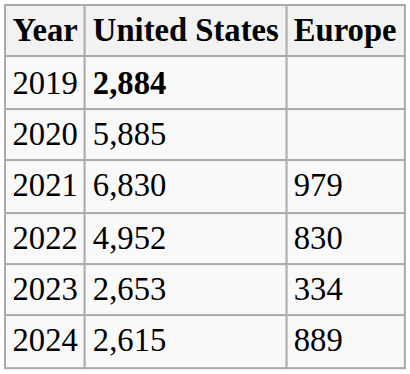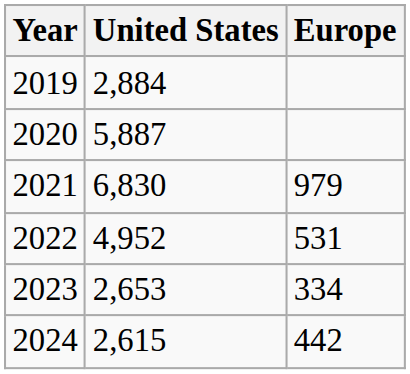(130, 82) bold -> (130, 82) normal
(130, 133) 5,885 -> (130, 133) 5,887
(318, 237) 830 -> (318, 237) 531
(318, 340) 889 -> (318, 340) 442
